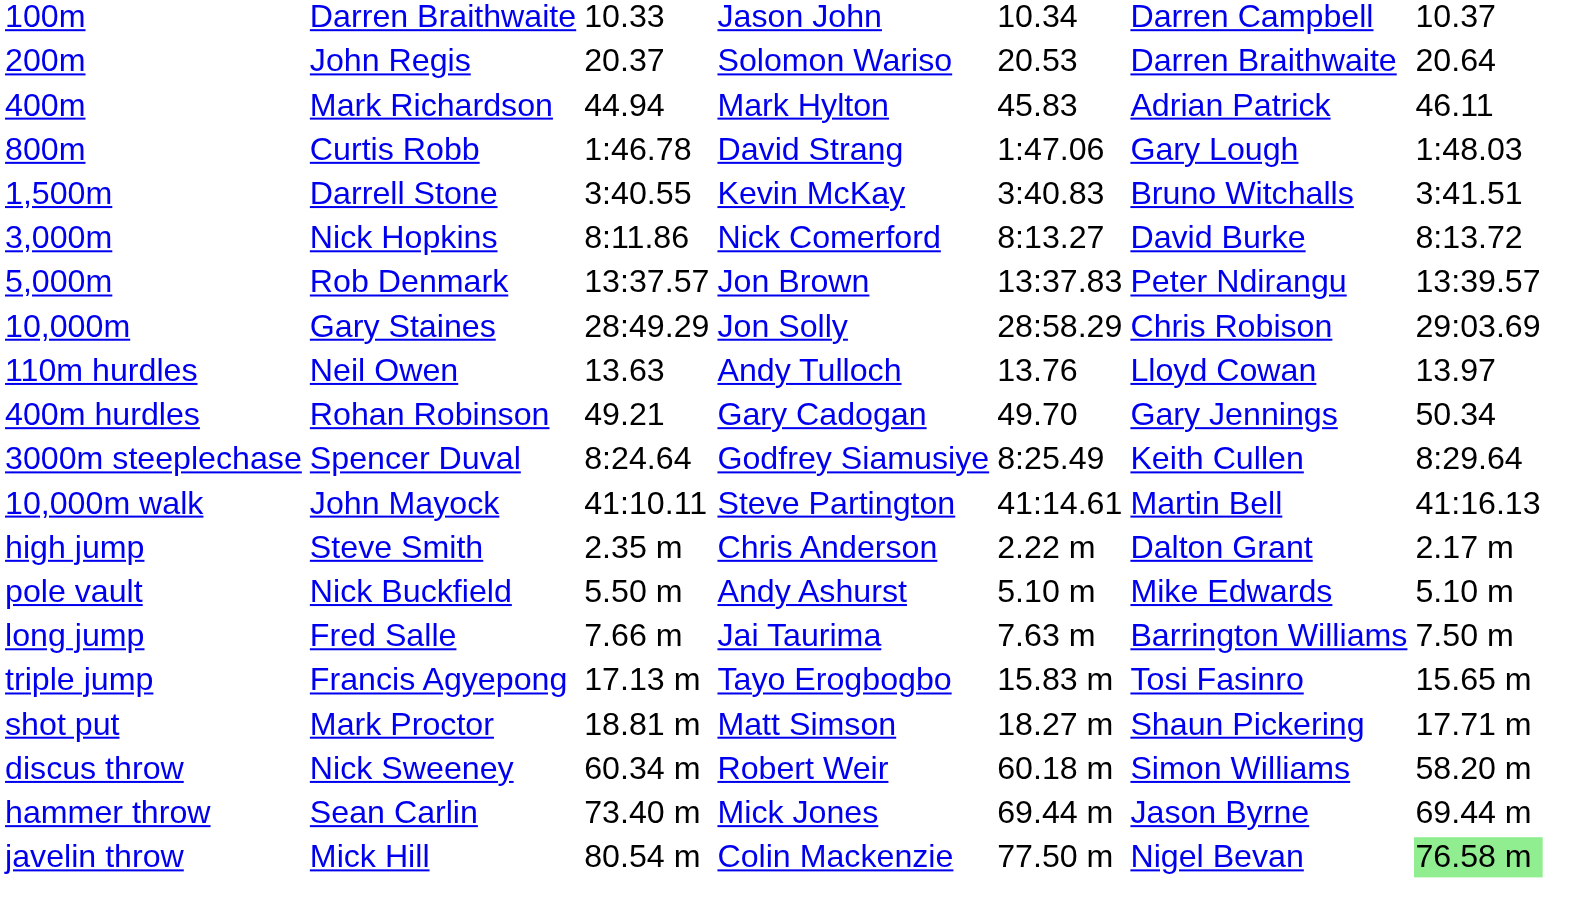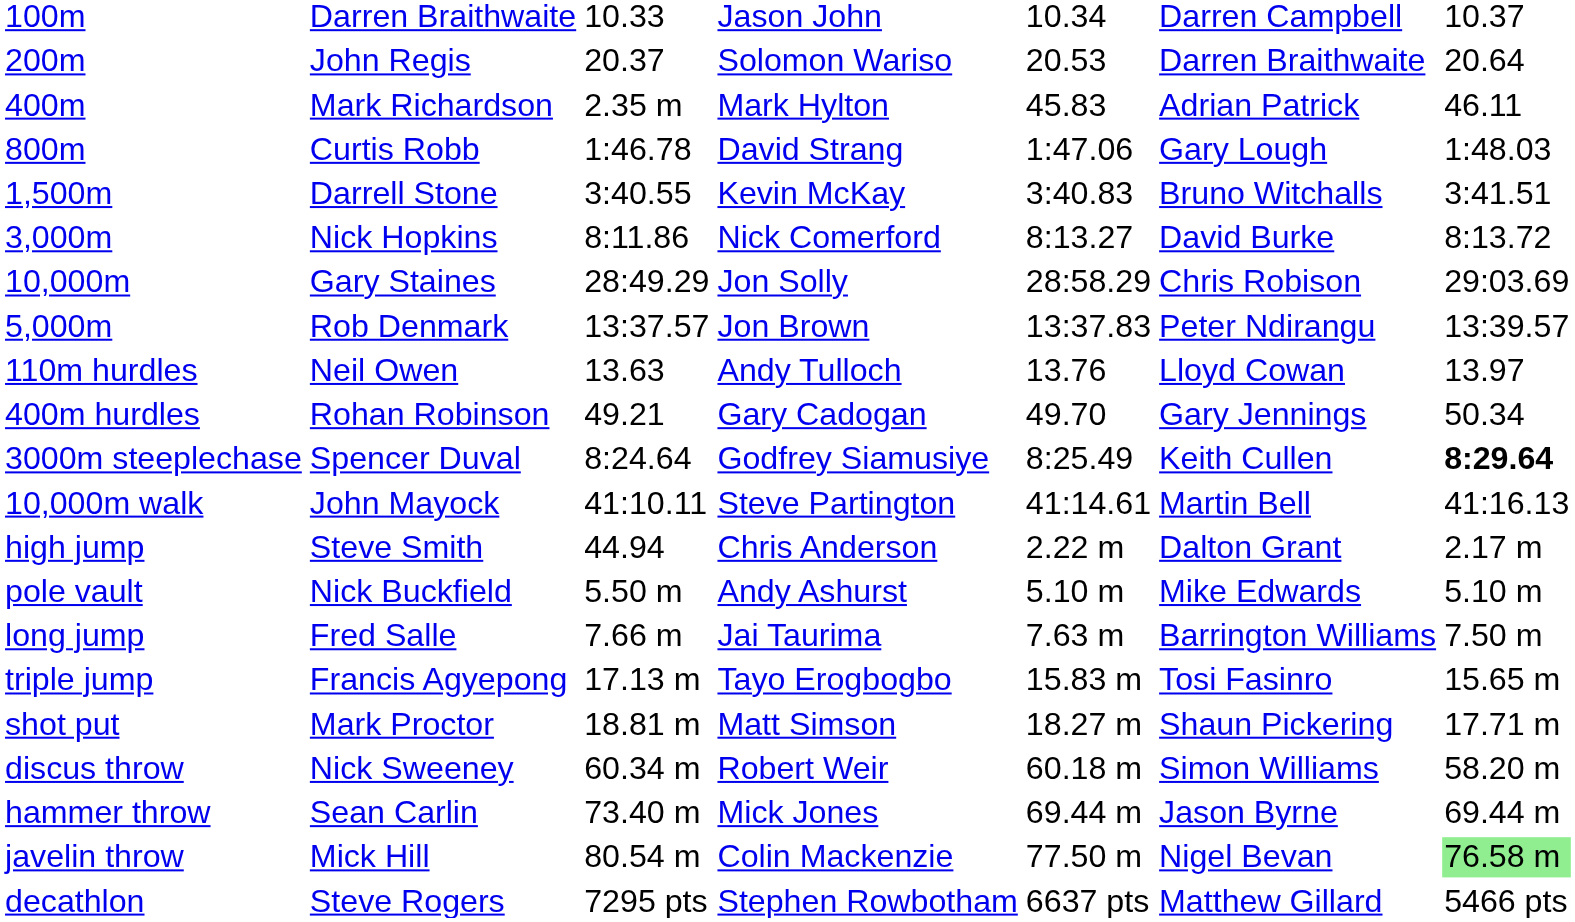(624, 105) 44.94 -> (633, 105) 2.35 m
rows swapped: (59, 281) <-> (68, 326)
(1469, 458) normal -> (1499, 458) bold
(633, 547) 2.35 m -> (624, 547) 44.94
+ row: (75, 901)
